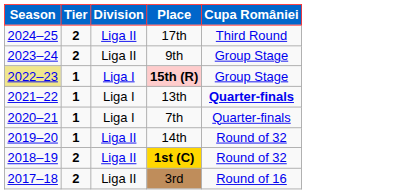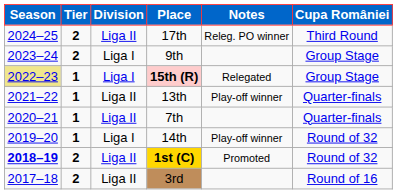+ column: (247, 15)
(119, 56) Liga II -> (119, 56) Liga I
(119, 97) Liga I -> (119, 97) Liga II
(251, 97) bold -> (342, 97) normal
(119, 117) Liga I -> (119, 117) Liga II
(119, 138) Liga II -> (119, 138) Liga I
(33, 158) normal -> (33, 158) bold
